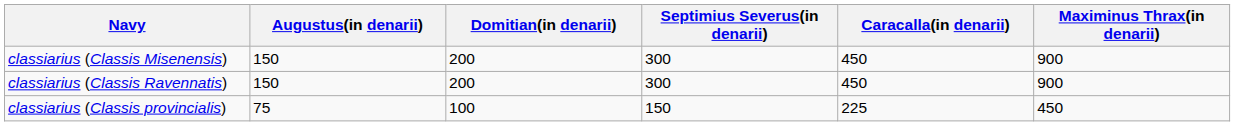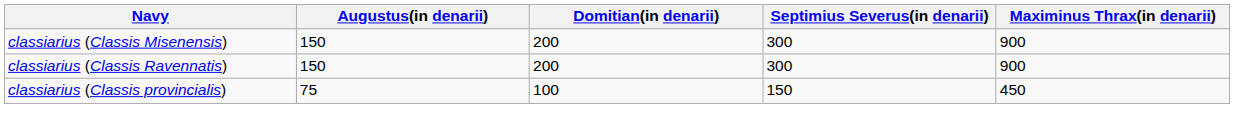- column: (936, 25)
